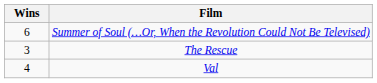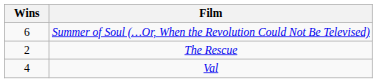(27, 50) 3 -> (27, 50) 2
